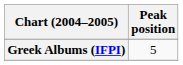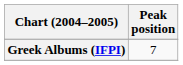(153, 49) 5 -> (153, 49) 7
